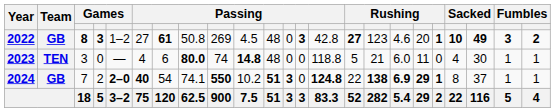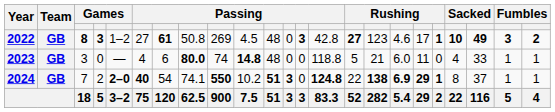(423, 39) 20 -> (423, 39) 17
(56, 59) TEN -> (56, 59) GB
(480, 59) 30 -> (480, 59) 33
